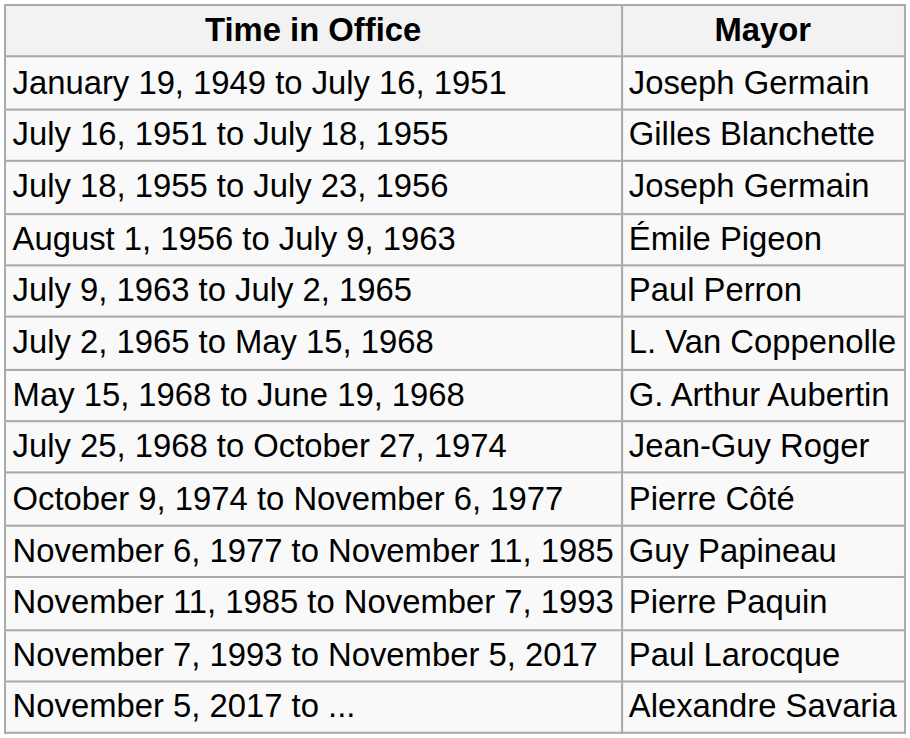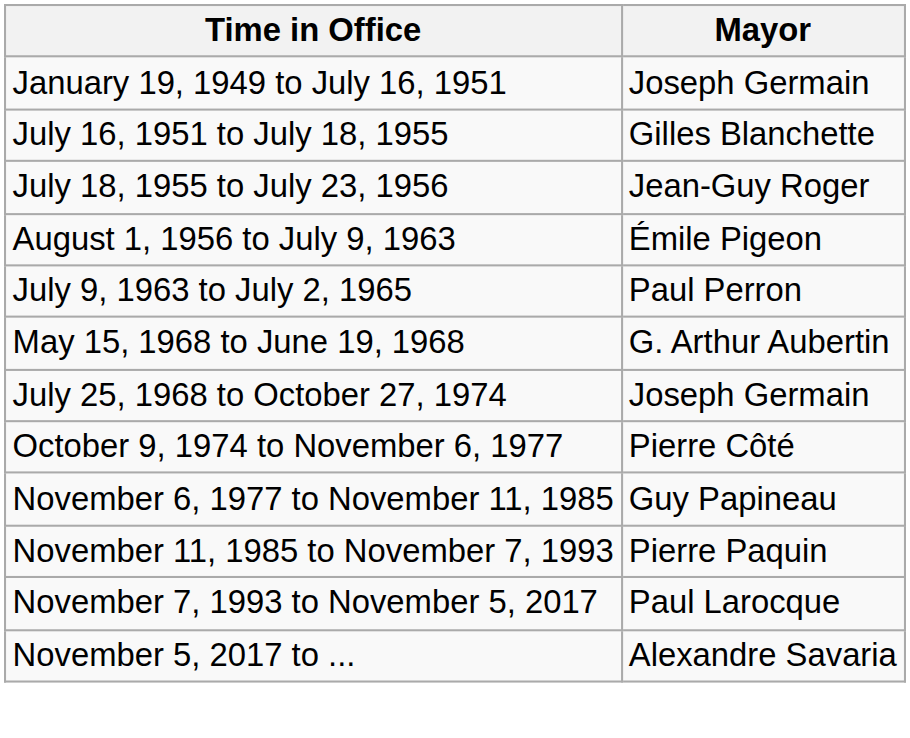(749, 186) Joseph Germain -> (749, 186) Jean-Guy Roger
- row: (223, 342)
(749, 446) Jean-Guy Roger -> (749, 394) Joseph Germain
